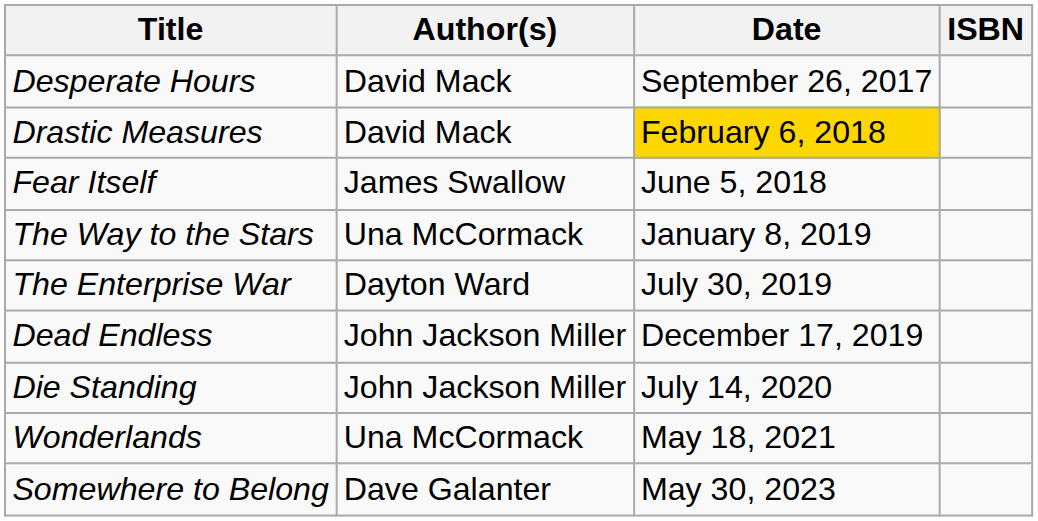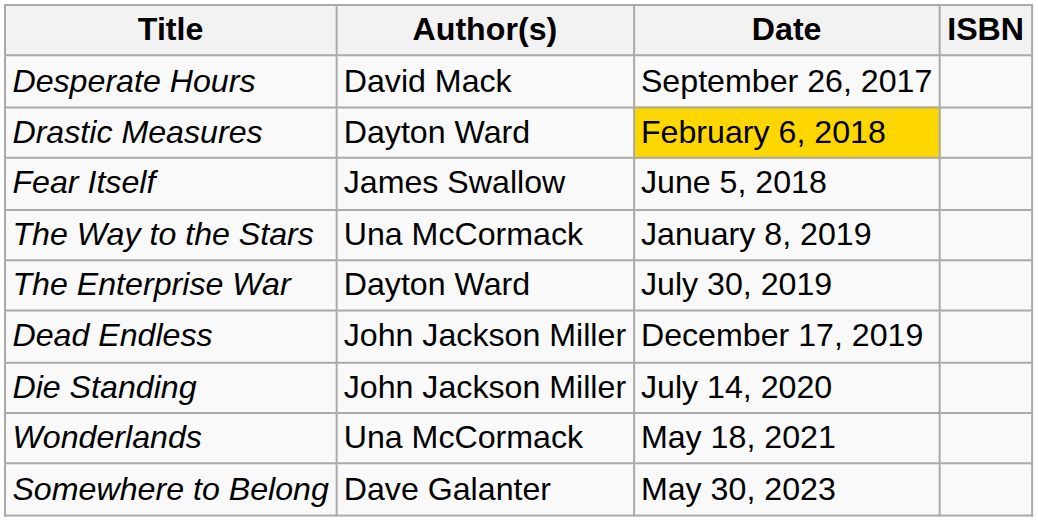(428, 132) David Mack -> (437, 132) Dayton Ward
